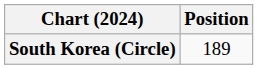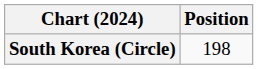(217, 49) 189 -> (217, 49) 198
